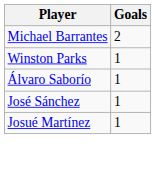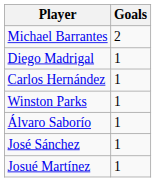+ row: (51, 58)
+ row: (56, 79)
